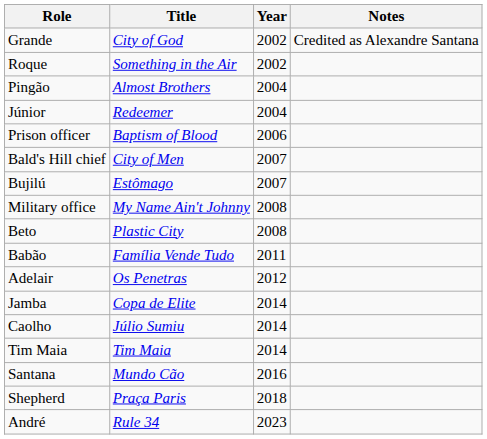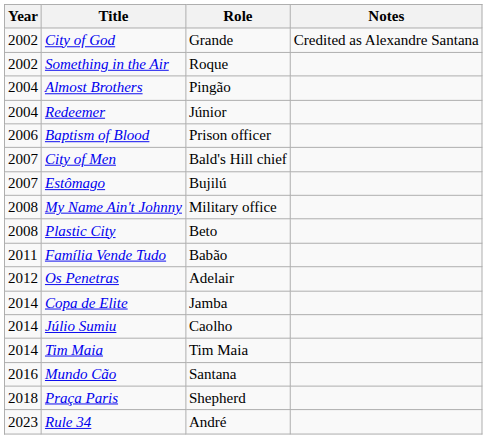columns swapped: (272, 16) <-> (57, 16)
